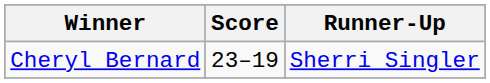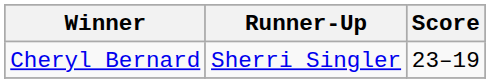columns swapped: (385, 23) <-> (245, 23)
